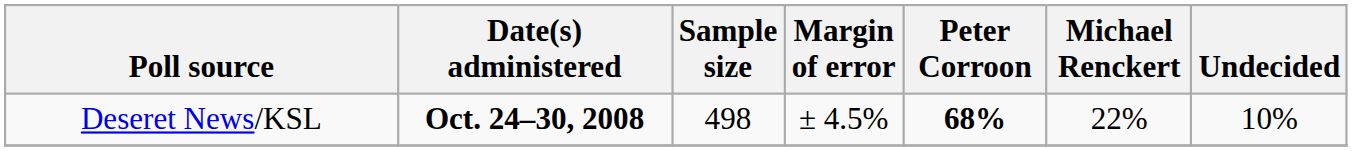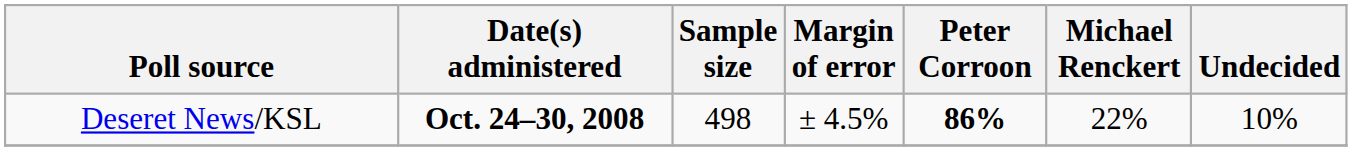(975, 118) 68% -> (975, 118) 86%
